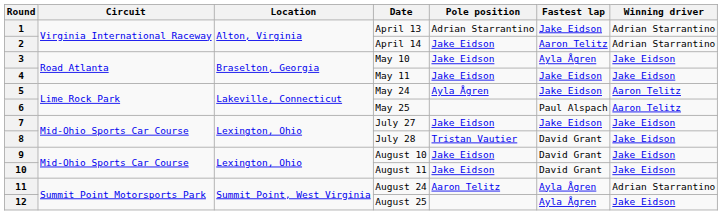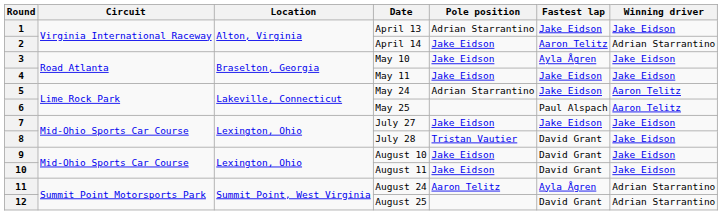(664, 28) Adrian Starrantino -> (644, 28) Jake Eidson
(460, 92) Ayla Ågren -> (483, 92) Adrian Starrantino
(568, 202) Ayla Ågren -> (571, 202) David Grant
(644, 202) Jake Eidson -> (664, 202) Adrian Starrantino
